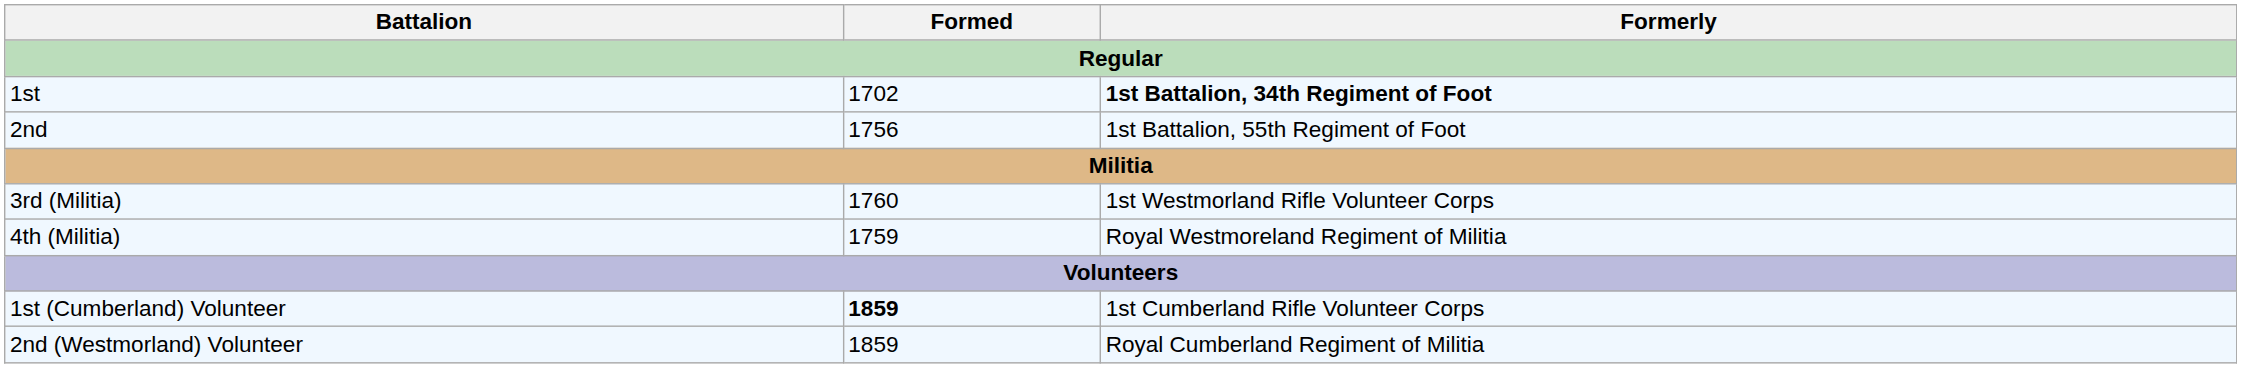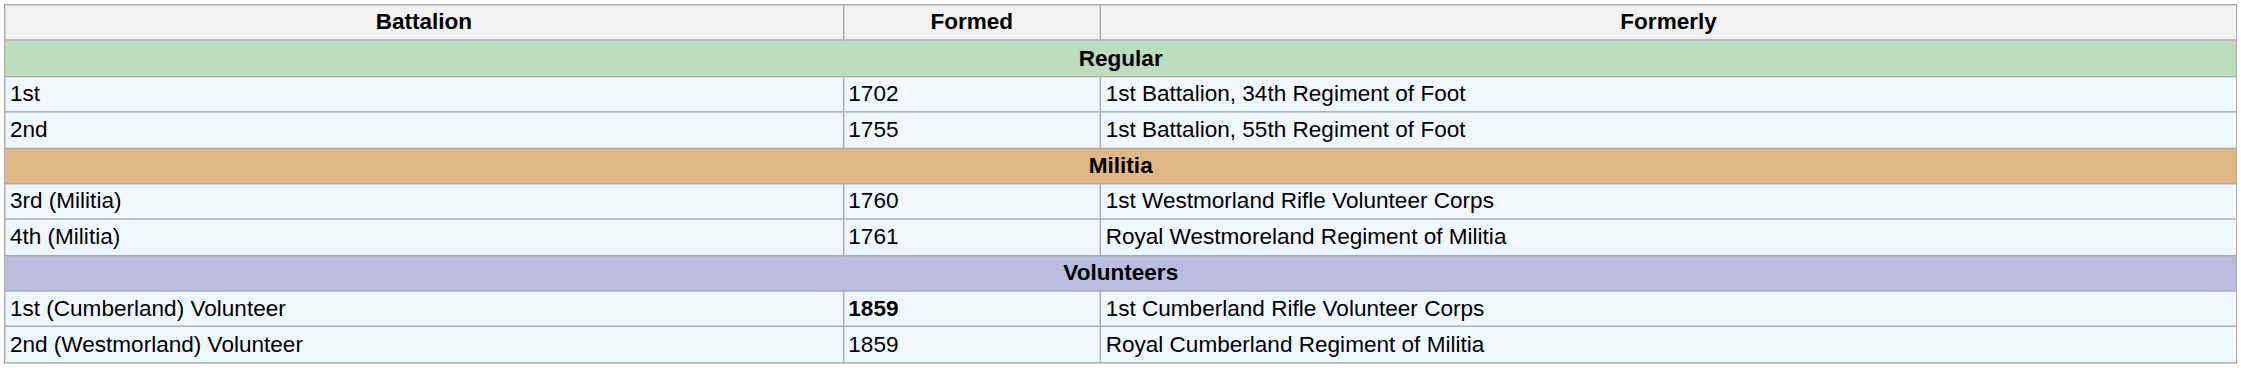(1299, 93) bold -> (1286, 93) normal
(873, 129) 1756 -> (873, 129) 1755
(873, 237) 1759 -> (873, 237) 1761
